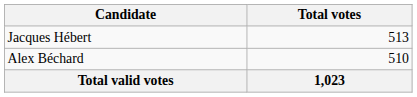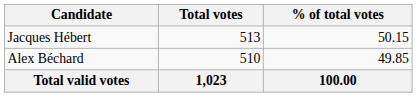+ column: (338, 15)
